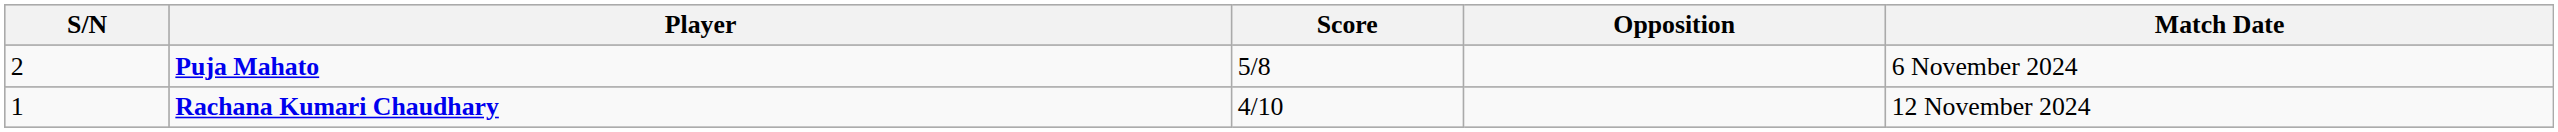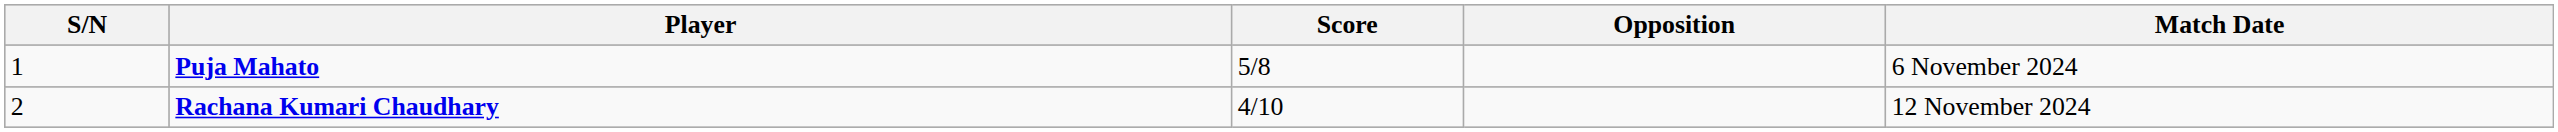(17, 65) 2 -> (17, 65) 1
(17, 106) 1 -> (17, 106) 2
